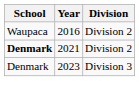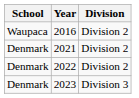(30, 48) bold -> (28, 48) normal
+ row: (65, 66)
